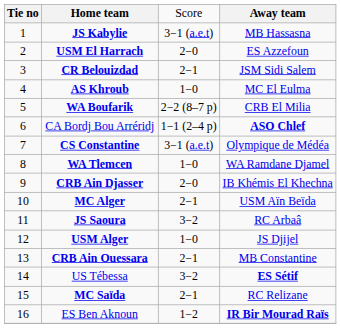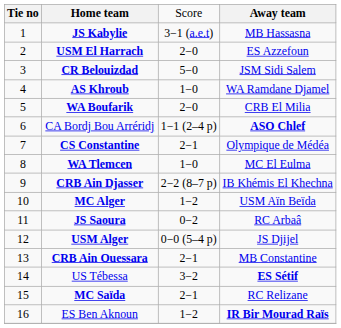(189, 70) 2−1 -> (189, 70) 5−0
(278, 88) MC El Eulma -> (278, 88) WA Ramdane Djamel
(189, 107) 2−2 (8–7 p) -> (189, 107) 2−0
(189, 145) 3−1 (a.e.t) -> (189, 145) 2−1
(278, 164) WA Ramdane Djamel -> (278, 164) MC El Eulma
(189, 182) 2−0 -> (189, 182) 2−2 (8–7 p)
(189, 201) 2−1 -> (189, 201) 1−2
(189, 220) 3−2 -> (189, 220) 0−2
(189, 239) 1−0 -> (189, 239) 0−0 (5–4 p)
